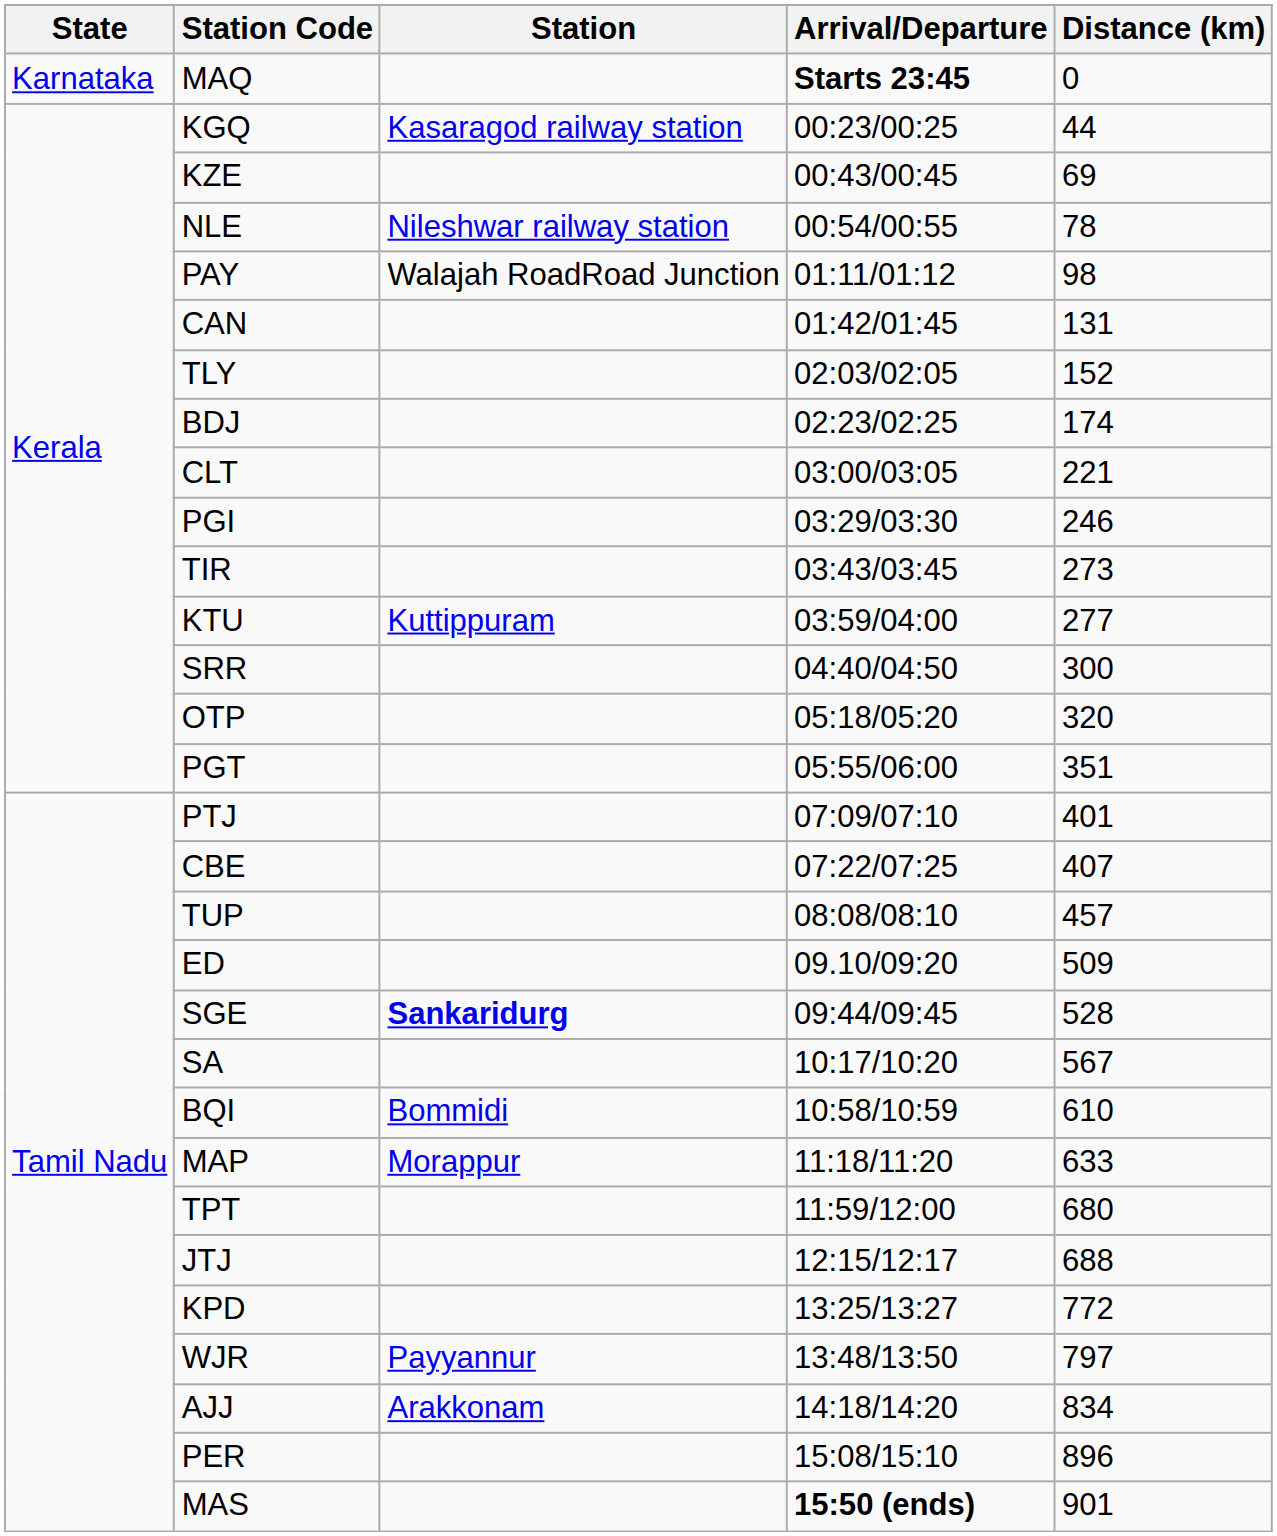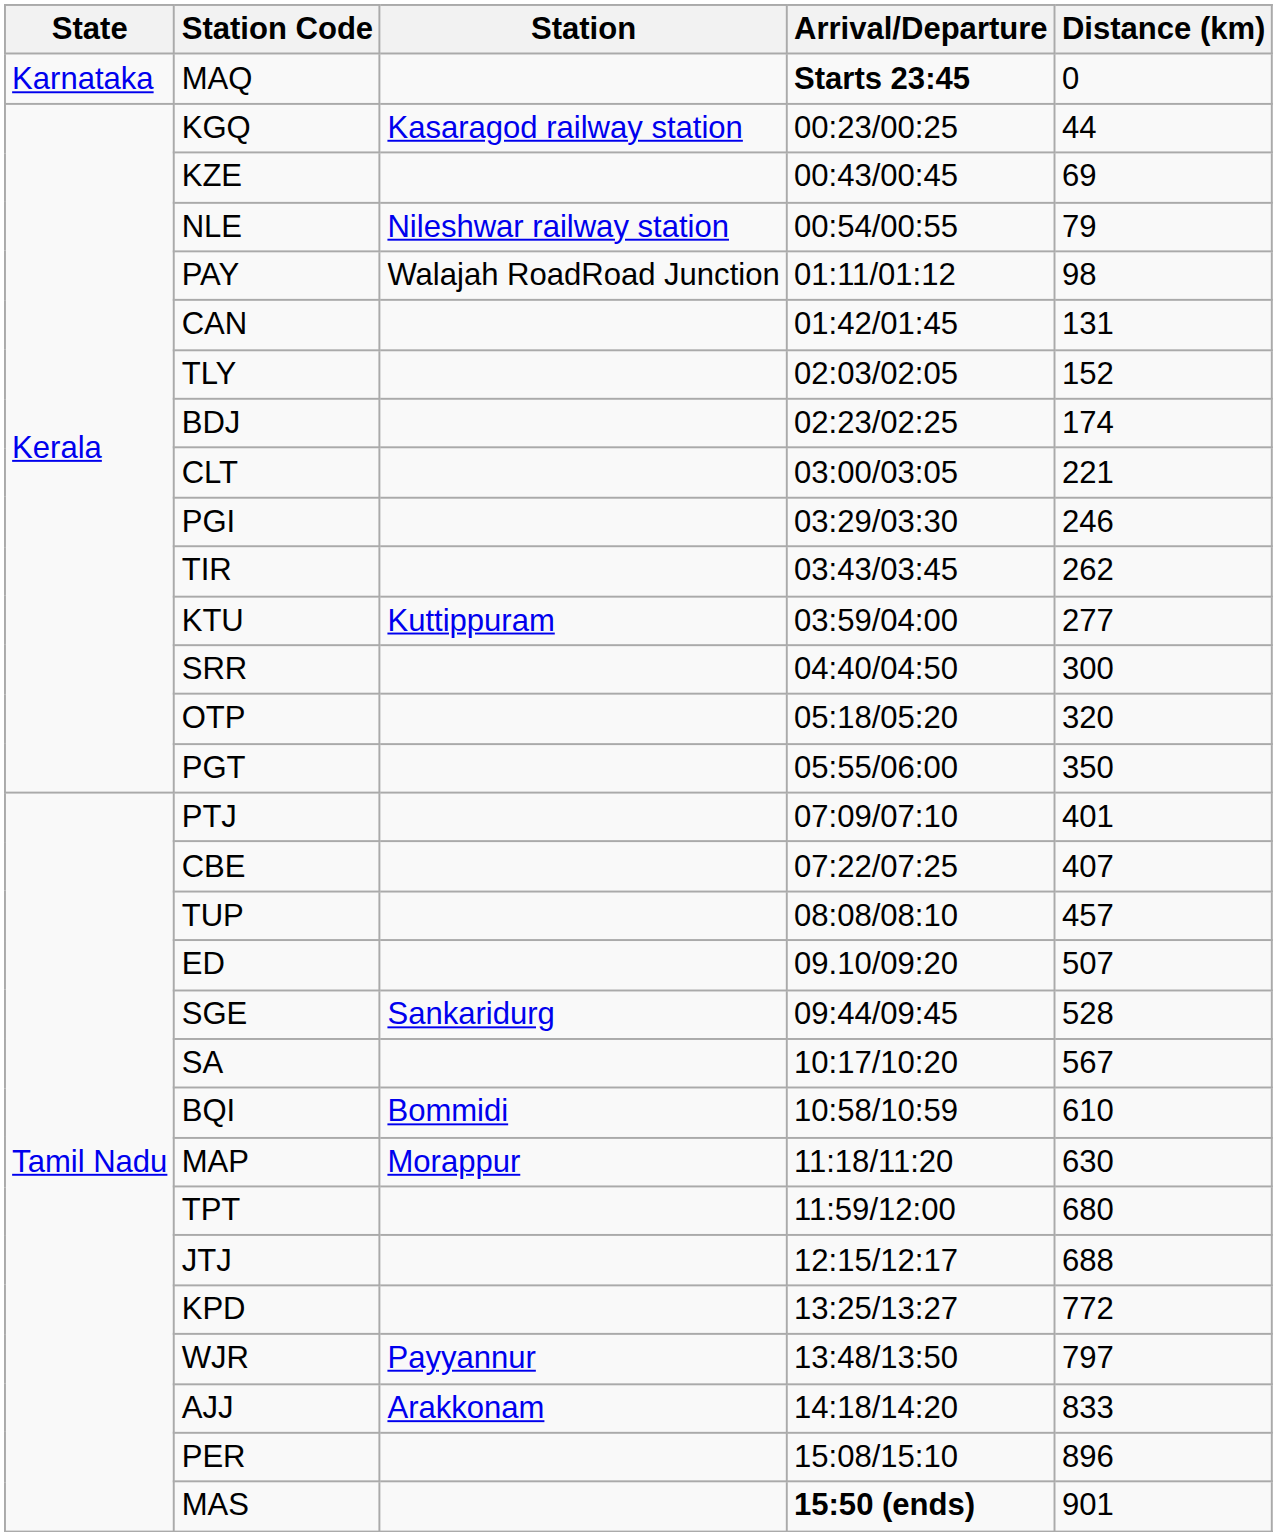(1079, 226) 78 -> (1079, 226) 79
(1088, 570) 273 -> (1088, 570) 262
(1088, 767) 351 -> (1088, 767) 350
(1088, 964) 509 -> (1088, 964) 507
(478, 1013) bold -> (471, 1013) normal
(1088, 1161) 633 -> (1088, 1161) 630
(1088, 1407) 834 -> (1088, 1407) 833
